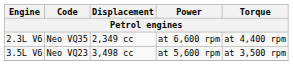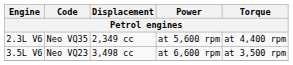(189, 39) at 6,600 rpm -> (189, 39) at 5,600 rpm
(189, 53) at 5,600 rpm -> (189, 53) at 6,600 rpm
